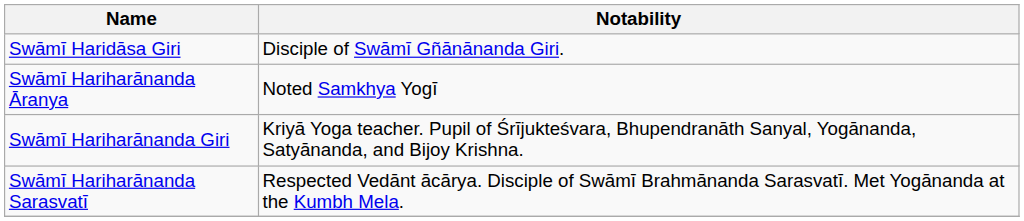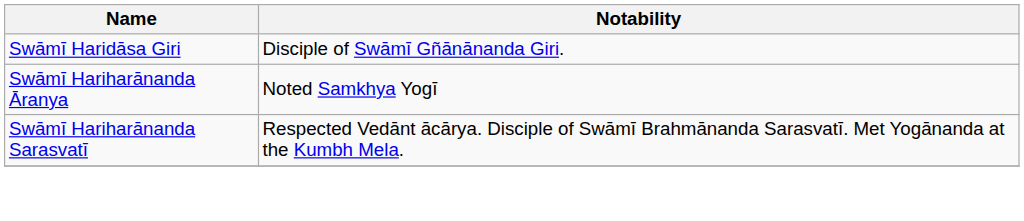- row: (119, 140)
